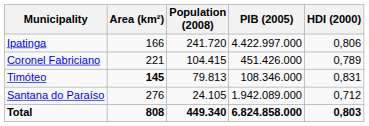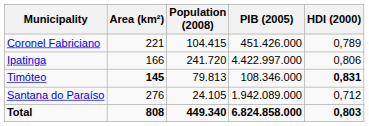rows swapped: (27, 43) <-> (54, 60)
(347, 78) normal -> (347, 78) bold
